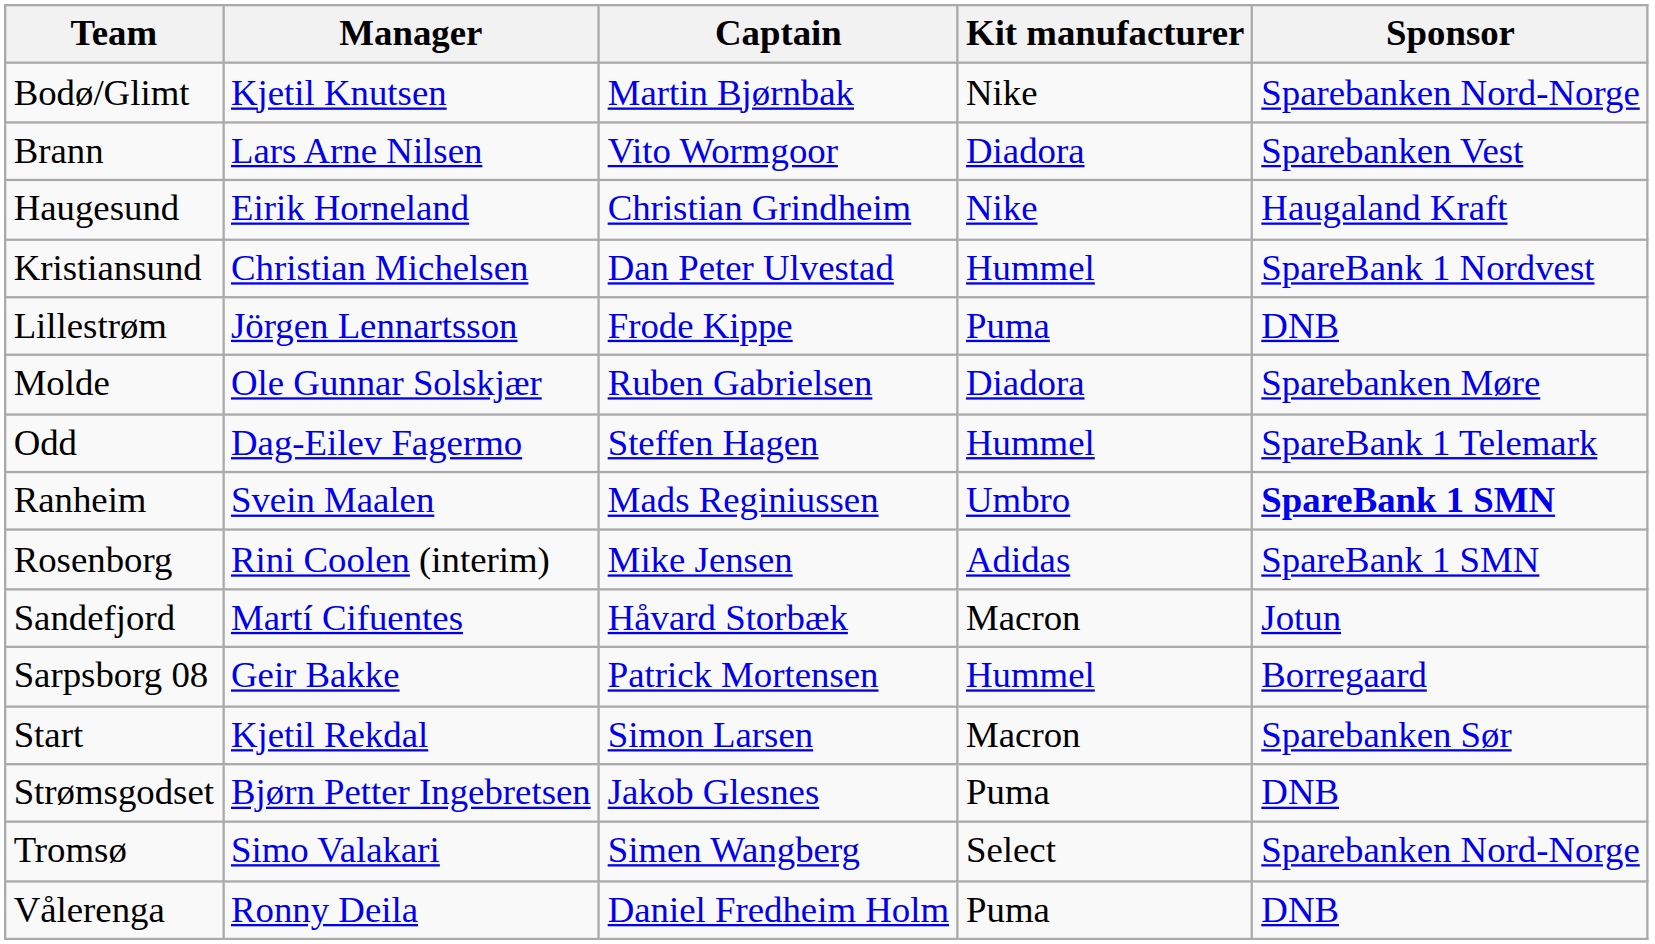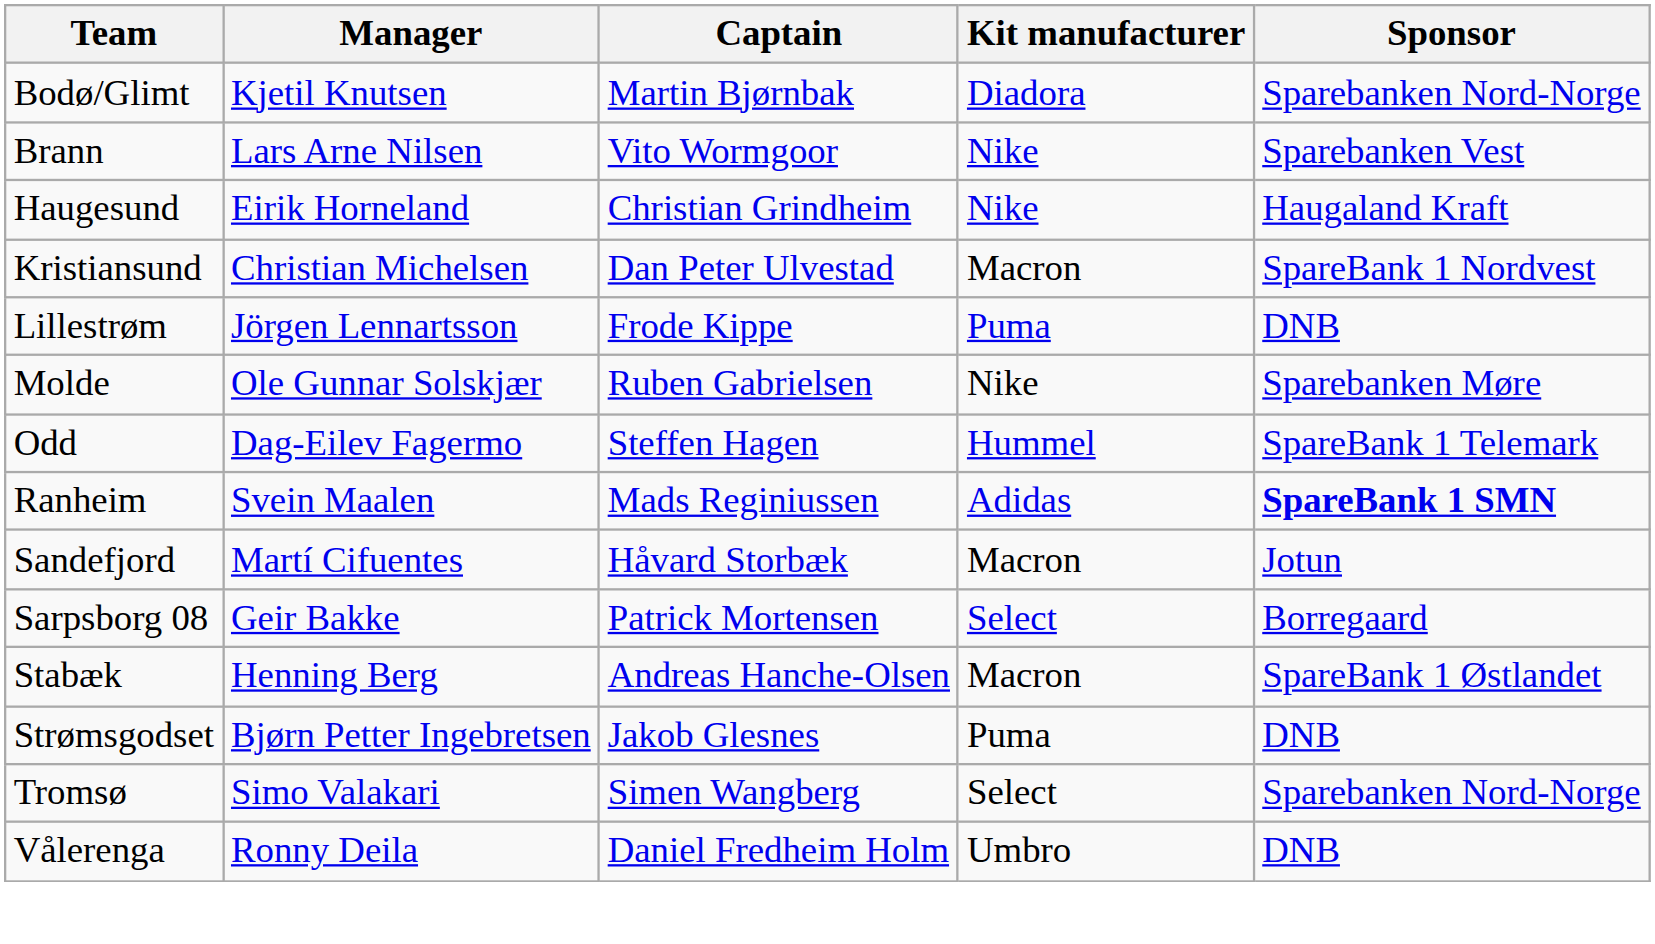(1002, 92) Nike -> (1026, 92) Diadora
(1025, 150) Diadora -> (1003, 150) Nike
(1030, 267) Hummel -> (1024, 267) Macron
(1025, 383) Diadora -> (1003, 383) Nike
(1018, 500) Umbro -> (1019, 500) Adidas
- row: (93, 558)
(1030, 675) Hummel -> (1012, 617) Select
+ row: (68, 675)
- row: (48, 734)
(1008, 909) Puma -> (1019, 850) Umbro
